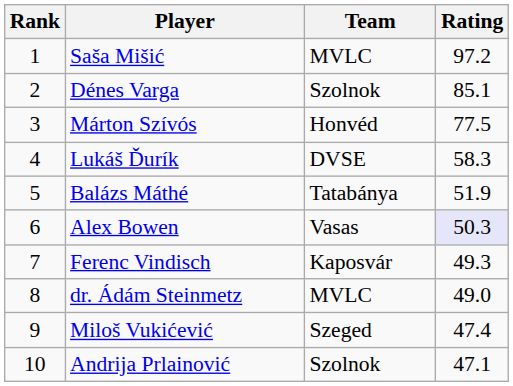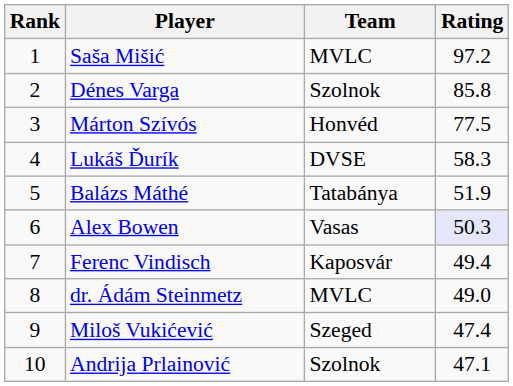(472, 90) 85.1 -> (472, 90) 85.8
(472, 261) 49.3 -> (472, 261) 49.4
